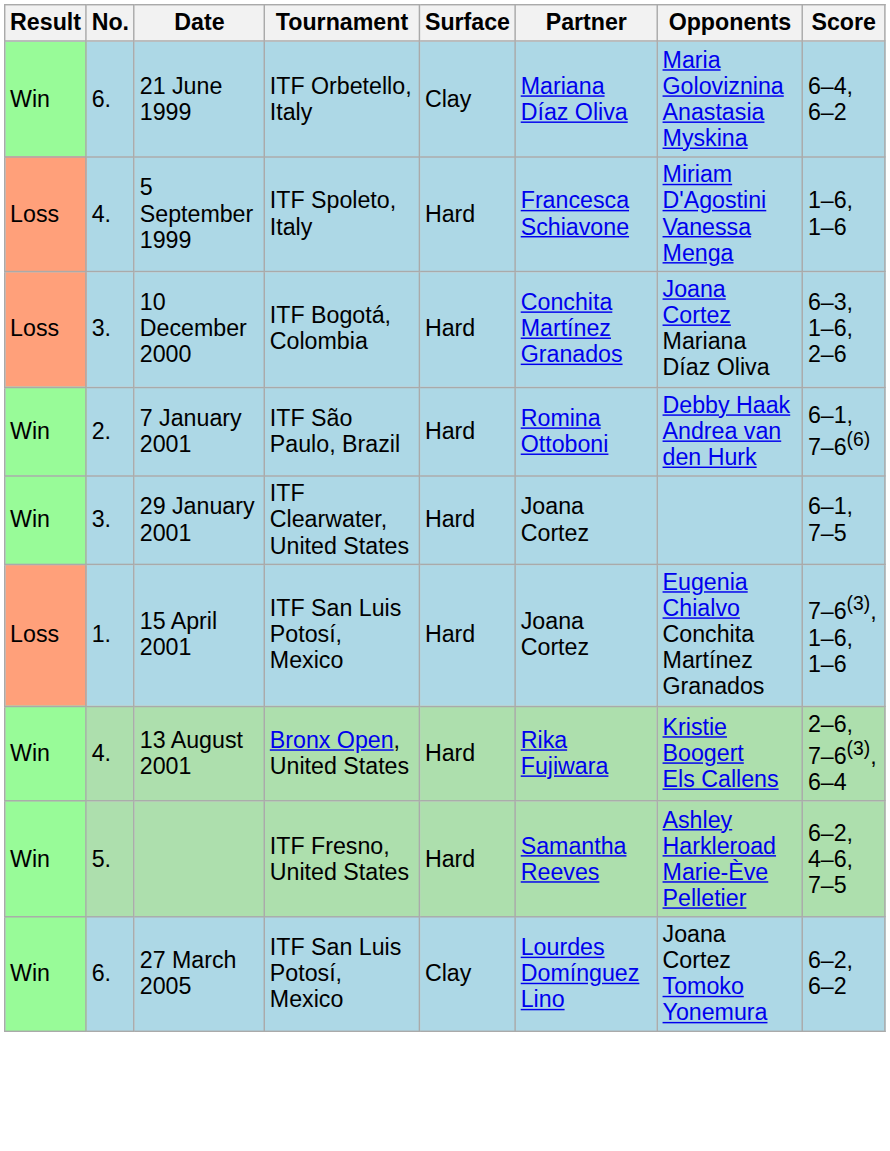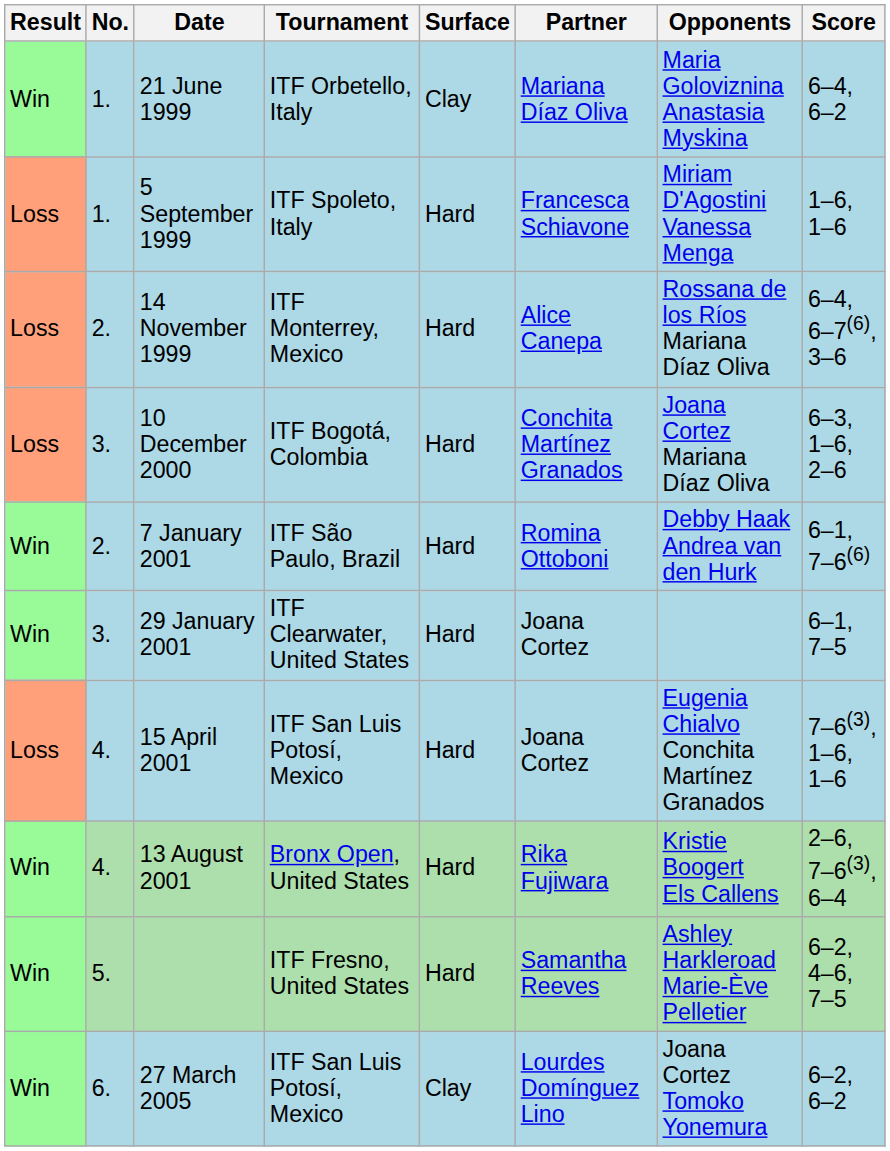(101, 98) 6. -> (101, 98) 1.
(101, 213) 4. -> (101, 213) 1.
+ row: (193, 329)
(101, 635) 1. -> (101, 750) 4.
